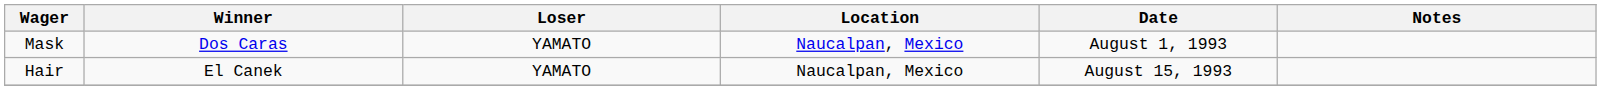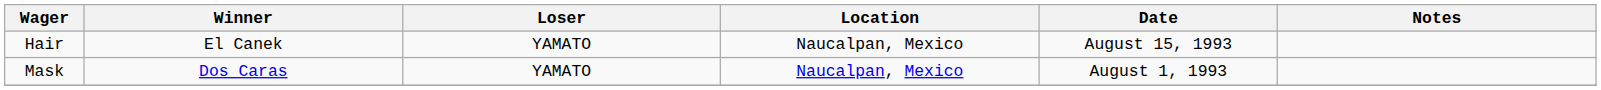rows swapped: (44, 45) <-> (44, 71)
